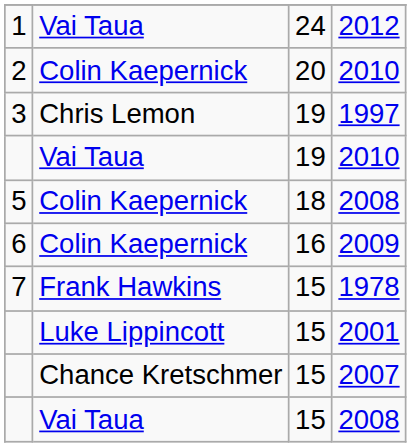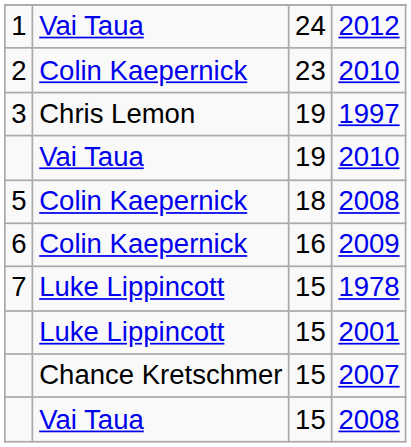(310, 69) 20 -> (310, 69) 23
(130, 288) Frank Hawkins -> (132, 288) Luke Lippincott
